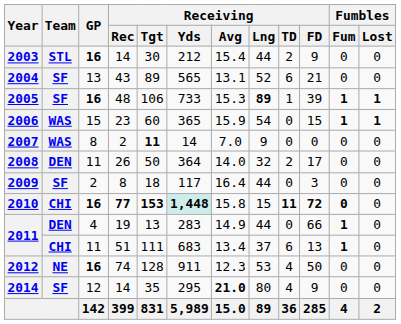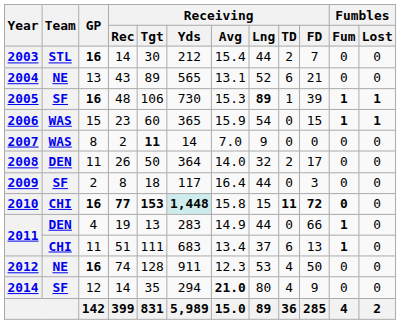(315, 57) 9 -> (315, 57) 7
(60, 78) SF -> (60, 78) NE
(189, 99) 733 -> (189, 99) 730
(189, 288) 295 -> (189, 288) 294
